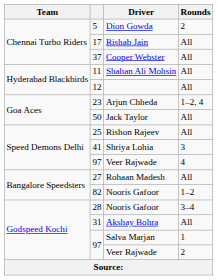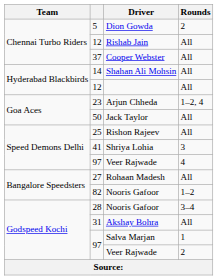(97, 41) 17 -> (97, 41) 12
(97, 71) 11 -> (97, 71) 14
